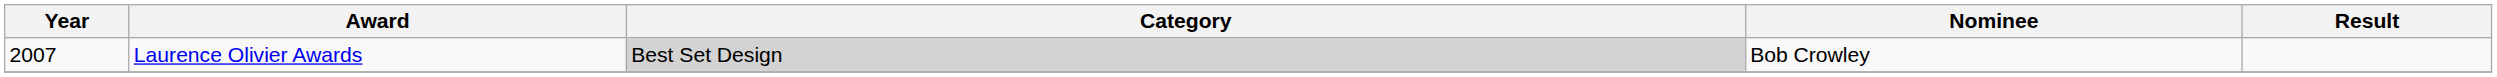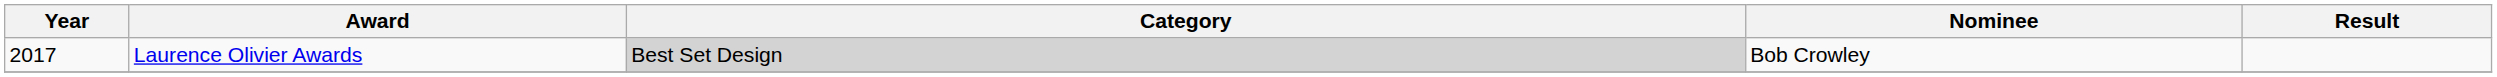(33, 54) 2007 -> (33, 54) 2017
